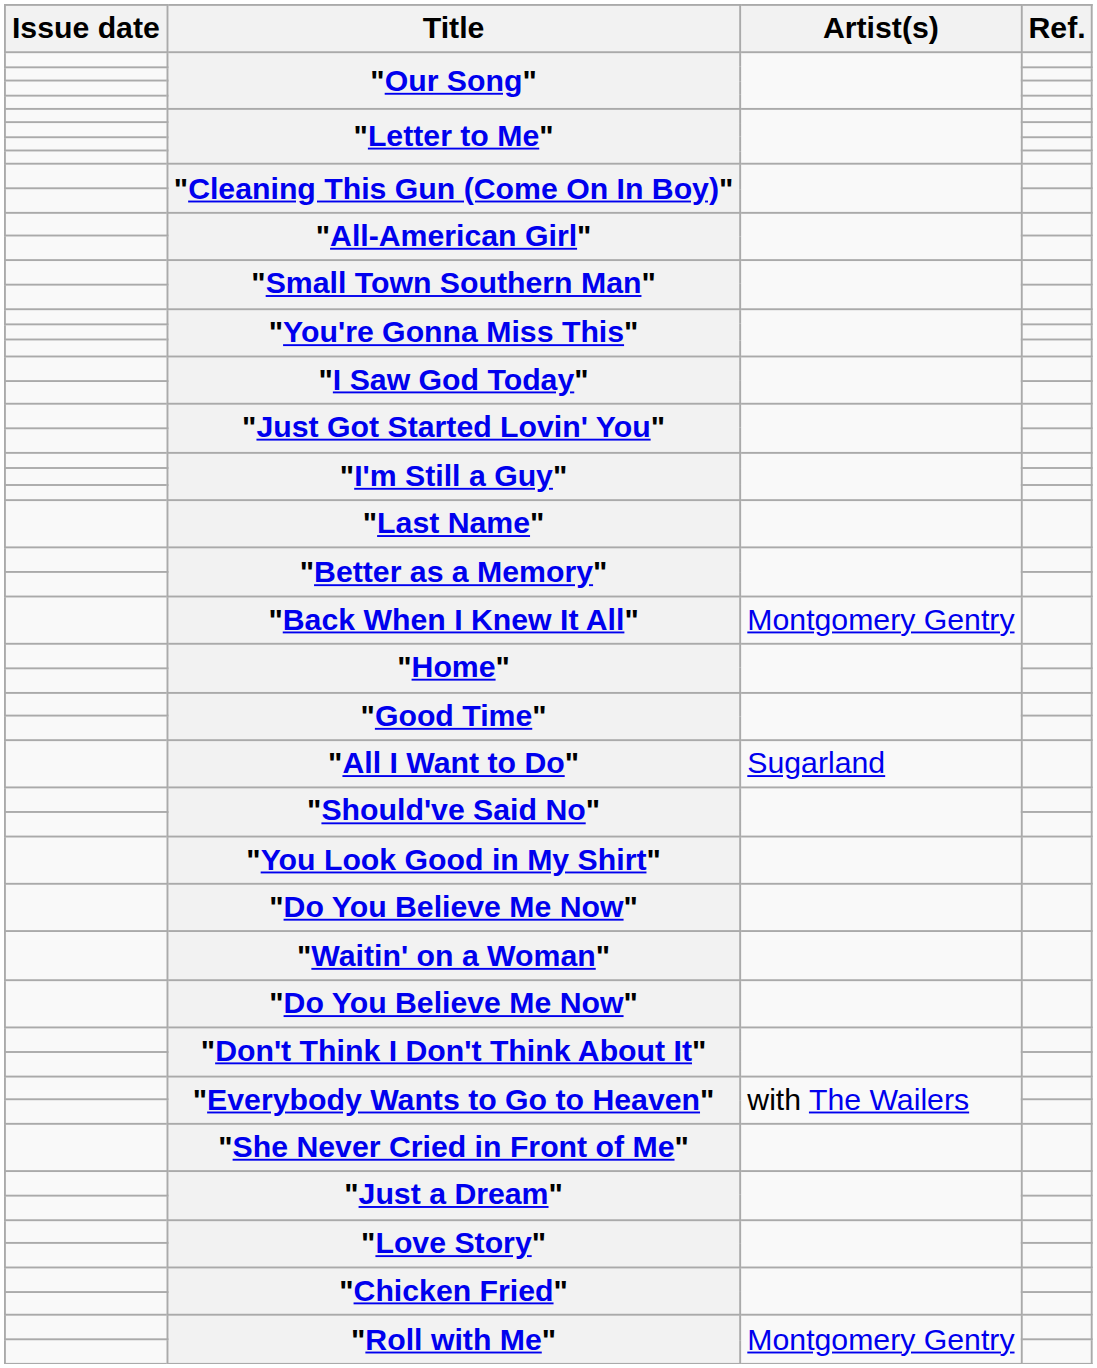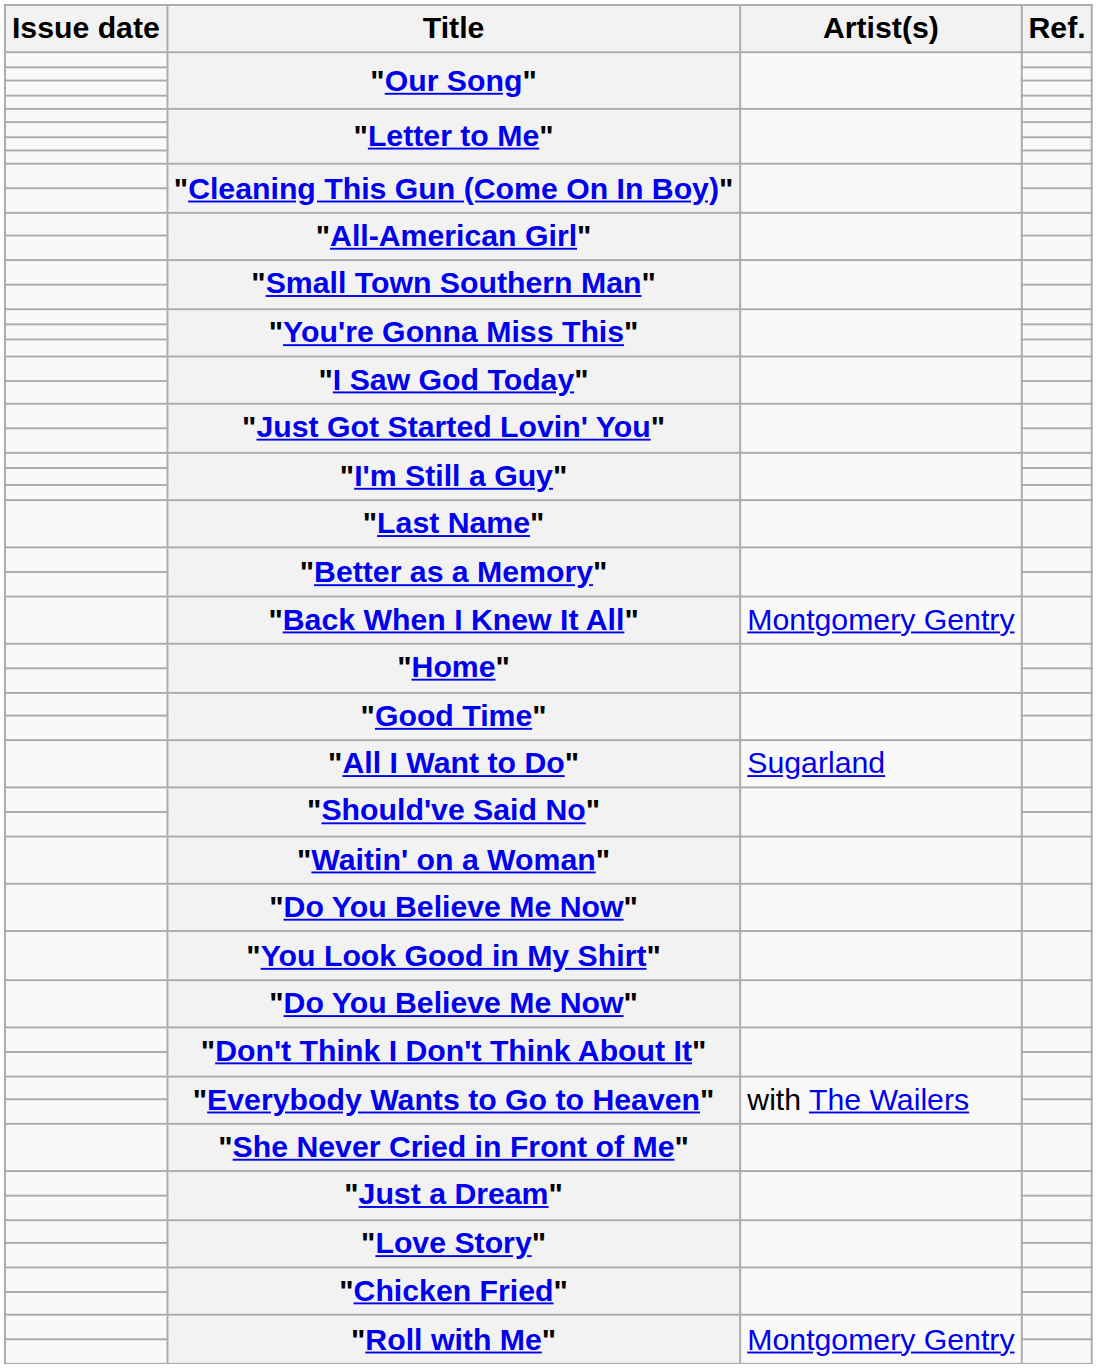rows swapped: (454, 859) <-> (454, 955)
